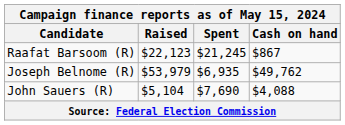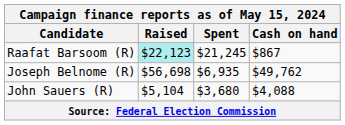(166, 53) no background -> (166, 53) paleturquoise background
(166, 72) $53,979 -> (166, 72) $56,698
(218, 91) $7,690 -> (218, 91) $3,680
